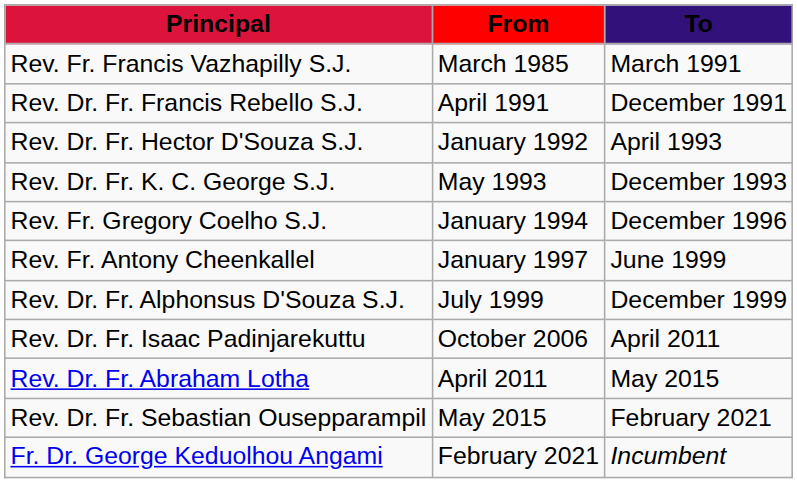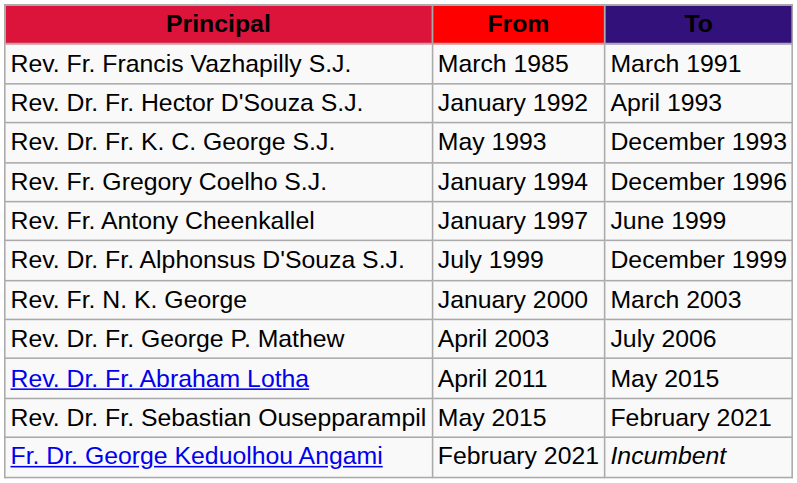- row: (187, 102)
+ row: (129, 299)
+ row: (178, 338)
- row: (188, 338)
